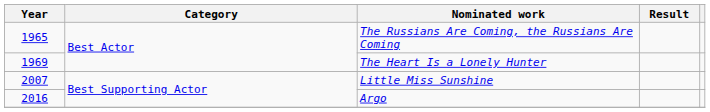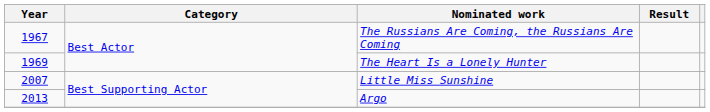(35, 38) 1965 -> (35, 38) 1967
(35, 98) 2016 -> (35, 98) 2013
